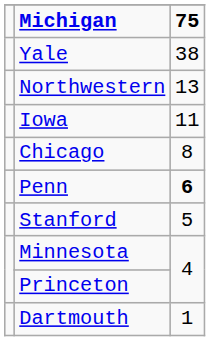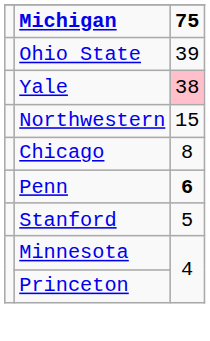+ row: (80, 54)
(187, 54) no background -> (187, 87) pink background
(187, 87) 13 -> (187, 120) 15
- row: (44, 120)
- row: (74, 319)
